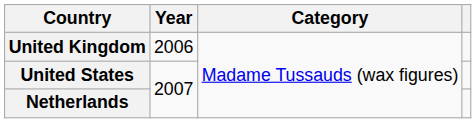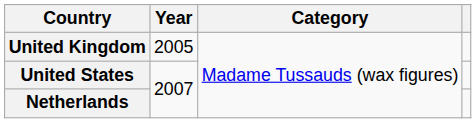(174, 46) 2006 -> (174, 46) 2005
